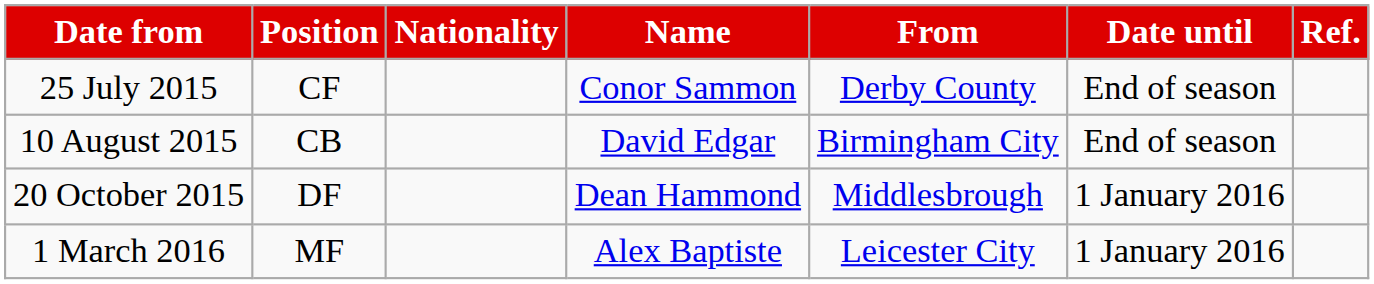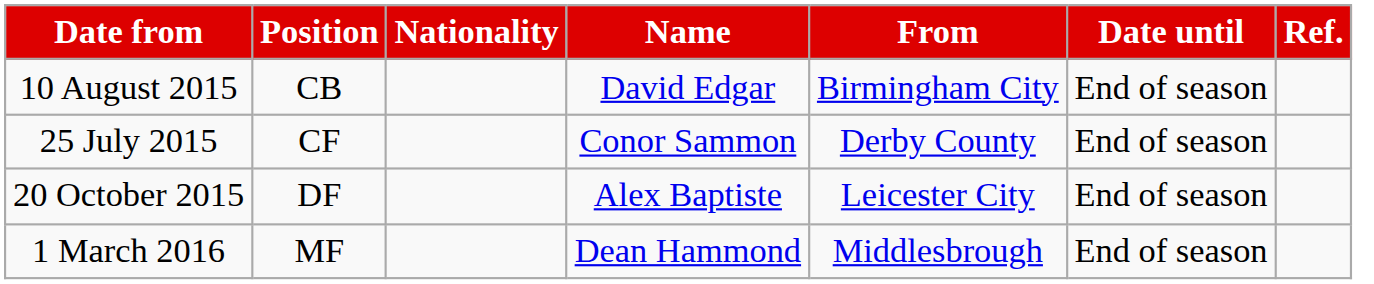rows swapped: (129, 86) <-> (129, 140)
(688, 195) Dean Hammond -> (688, 195) Alex Baptiste
(938, 195) Middlesbrough -> (938, 195) Leicester City
(1180, 195) 1 January 2016 -> (1171, 195) End of season
(688, 250) Alex Baptiste -> (688, 250) Dean Hammond
(938, 250) Leicester City -> (938, 250) Middlesbrough
(1180, 250) 1 January 2016 -> (1171, 250) End of season
